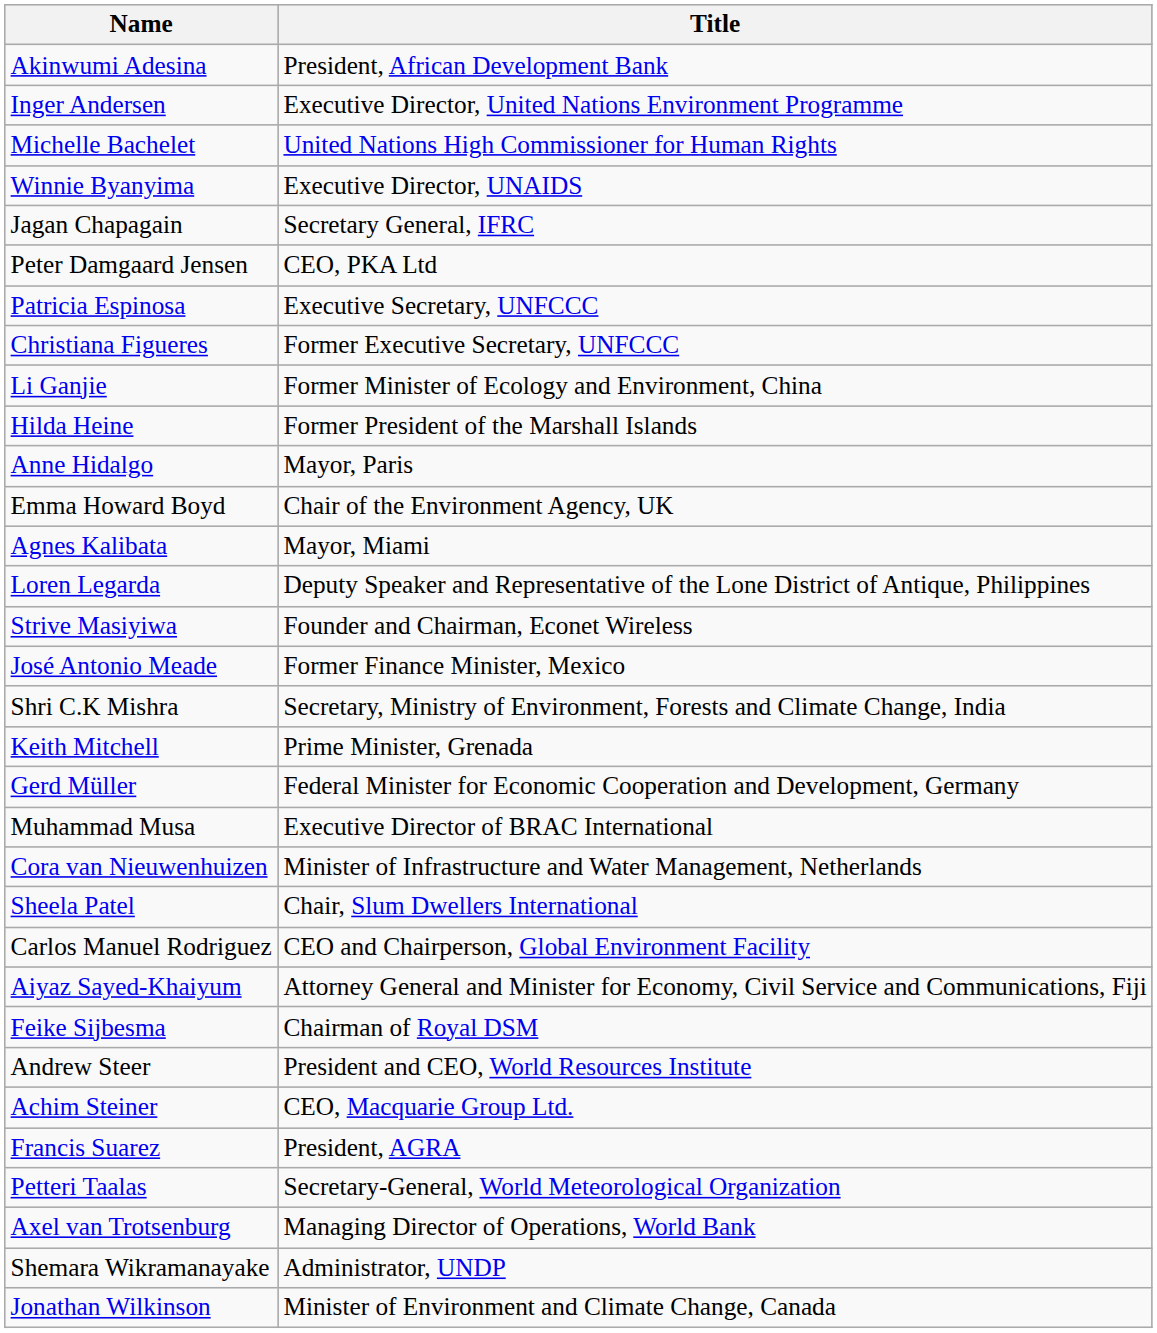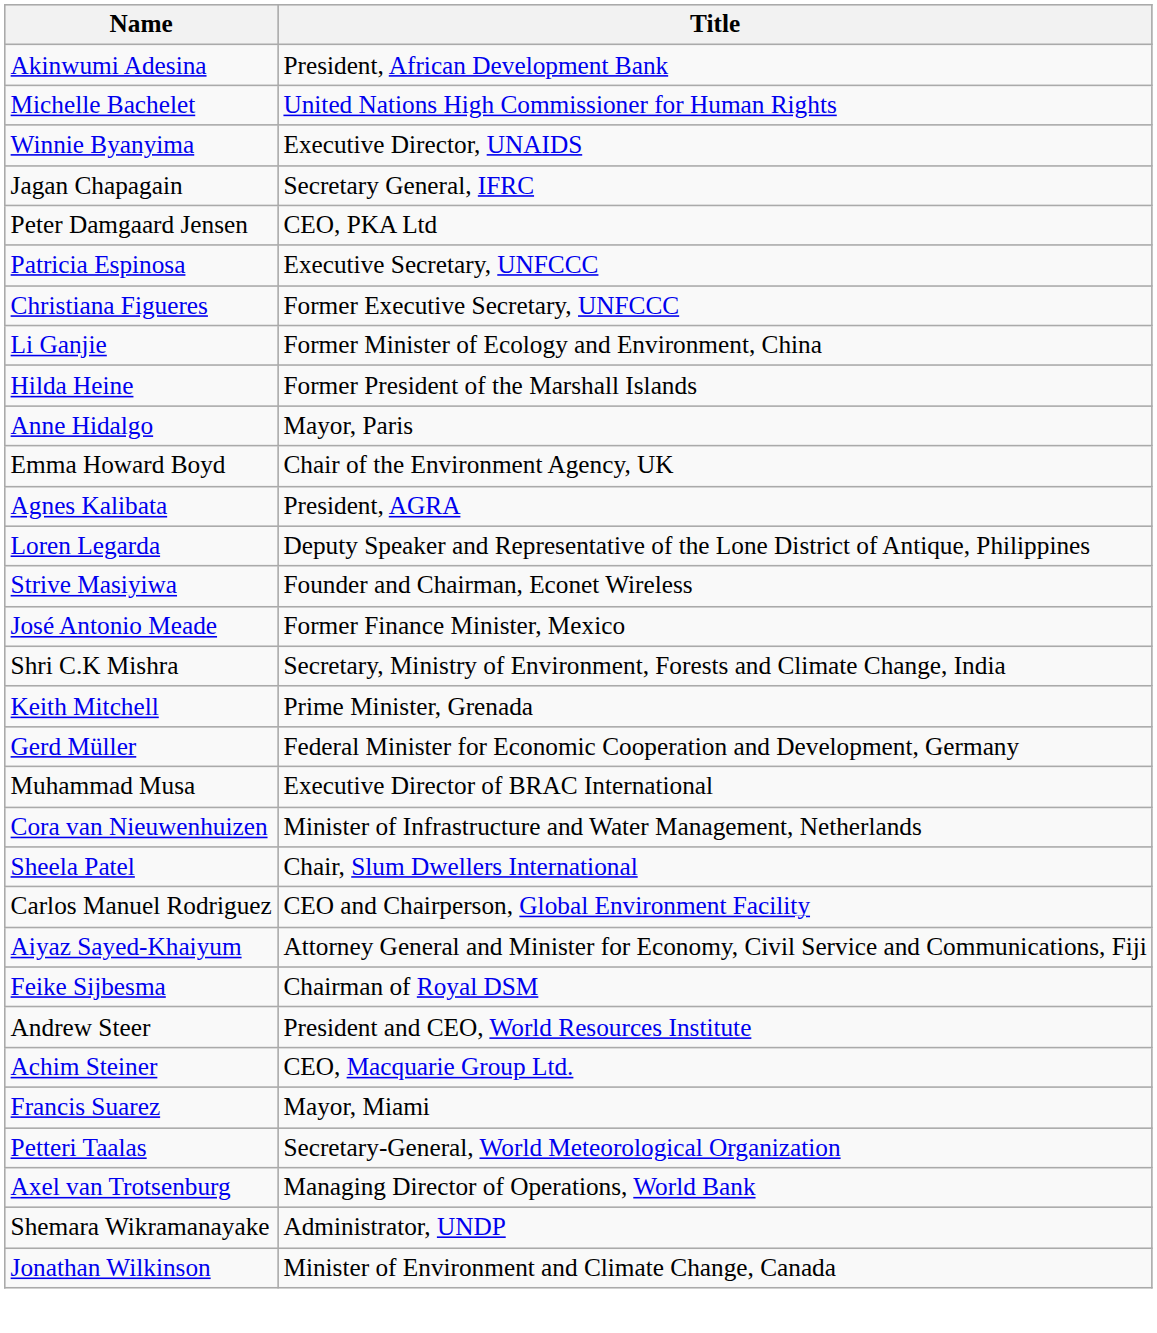- row: (88, 104)
(357, 545) Mayor, Miami -> (372, 505) President, AGRA
(372, 1147) President, AGRA -> (357, 1107) Mayor, Miami
